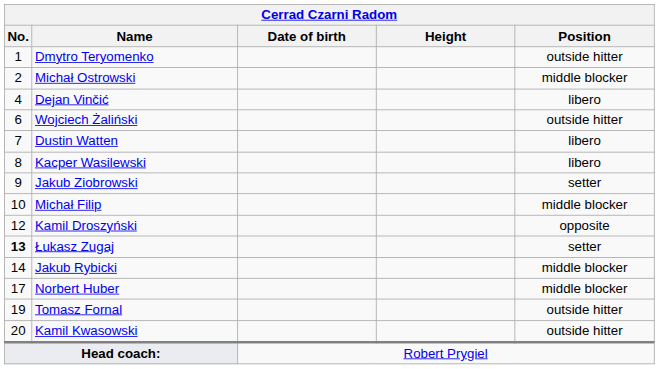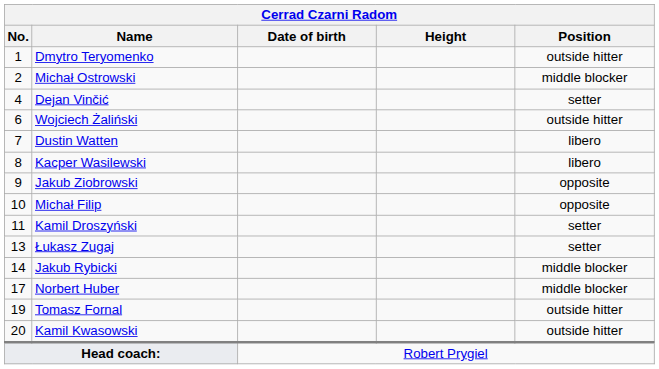(585, 99) libero -> (585, 99) setter
(585, 183) setter -> (585, 183) opposite
(585, 204) middle blocker -> (585, 204) opposite
(18, 225) 12 -> (18, 225) 11
(585, 225) opposite -> (585, 225) setter
(18, 246) bold -> (18, 246) normal
